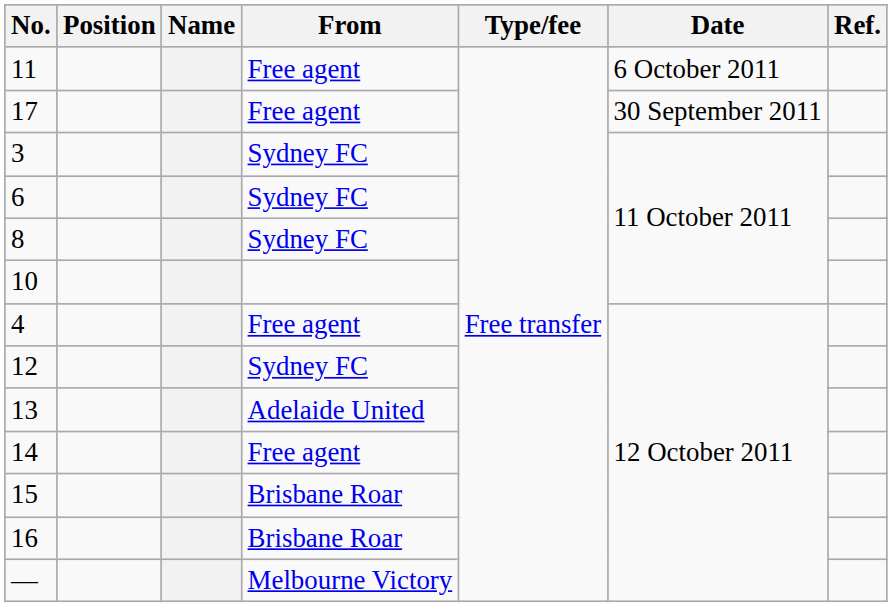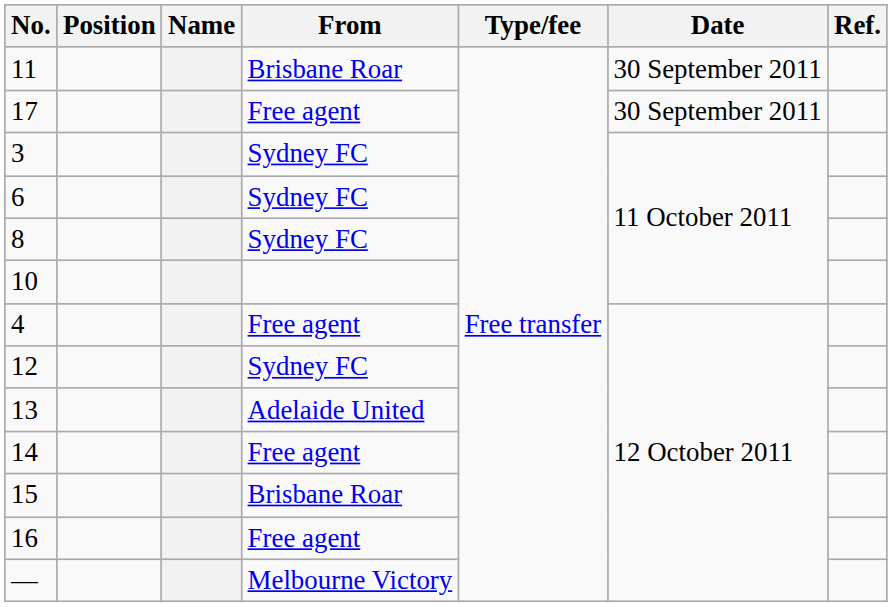(304, 68) Free agent -> (325, 68) Brisbane Roar
(697, 68) 6 October 2011 -> (718, 68) 30 September 2011
(325, 537) Brisbane Roar -> (304, 537) Free agent
